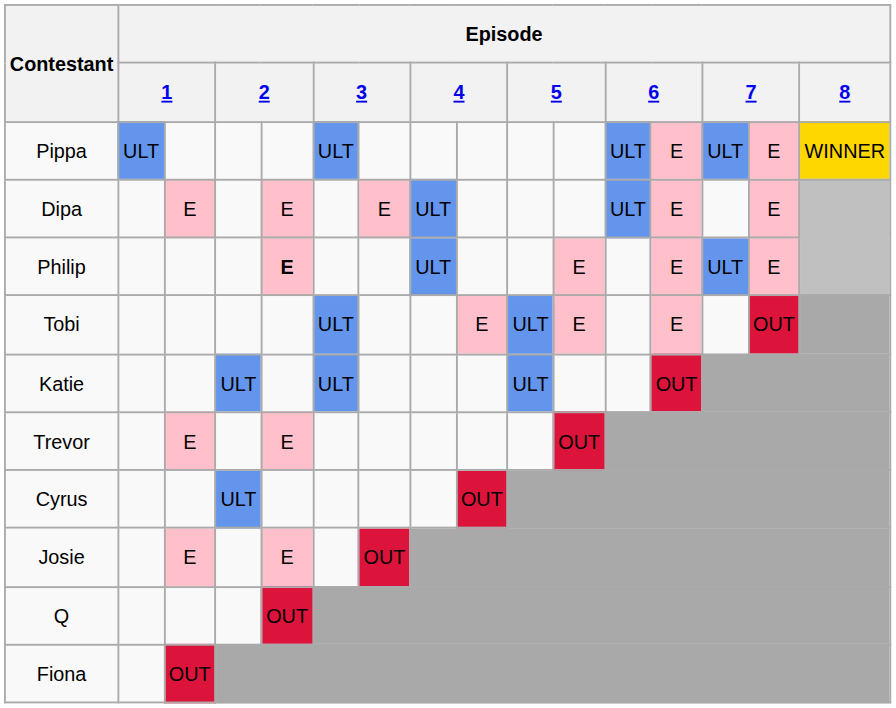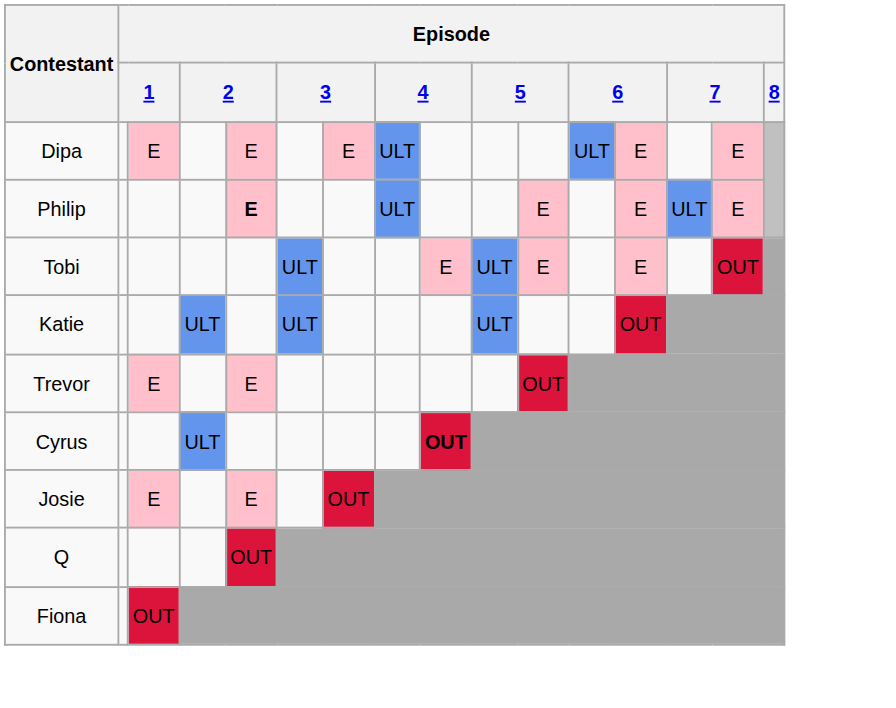- row: (62, 150)
(482, 499) normal -> (446, 441) bold
